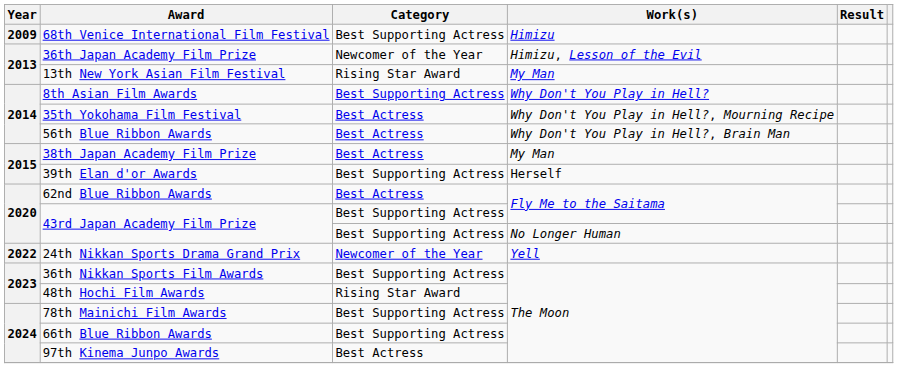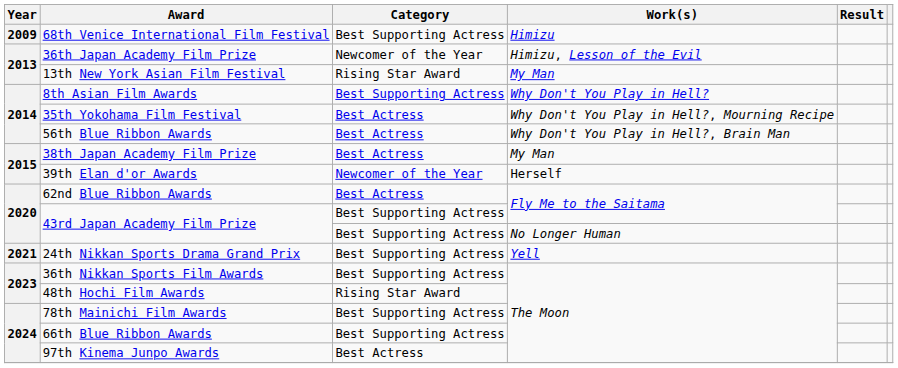(420, 174) Best Supporting Actress -> (409, 174) Newcomer of the Year
(22, 253) 2022 -> (22, 253) 2021
(409, 253) Newcomer of the Year -> (420, 253) Best Supporting Actress
